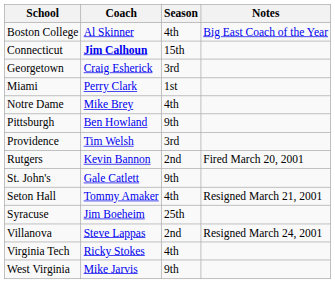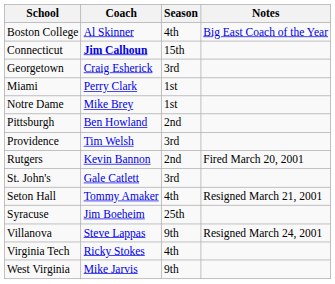(171, 104) 4th -> (171, 104) 1st
(171, 123) 9th -> (173, 123) 2nd
(171, 178) 9th -> (172, 178) 3rd
(173, 232) 2nd -> (171, 232) 9th
